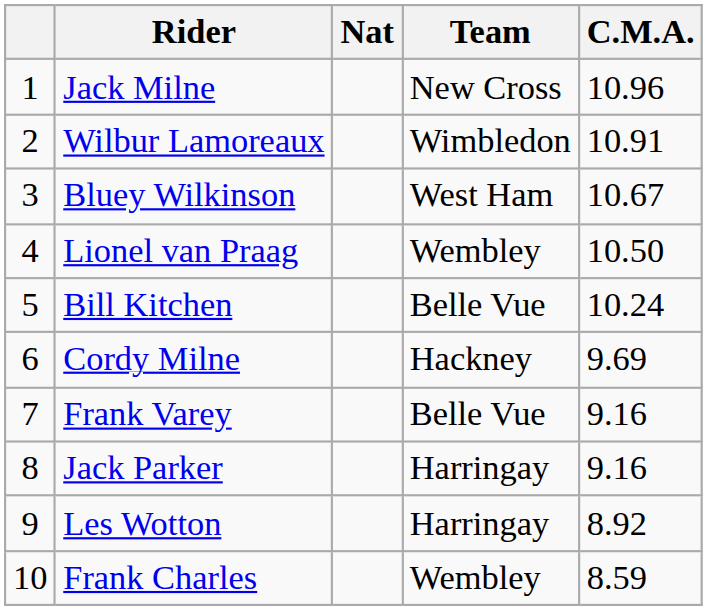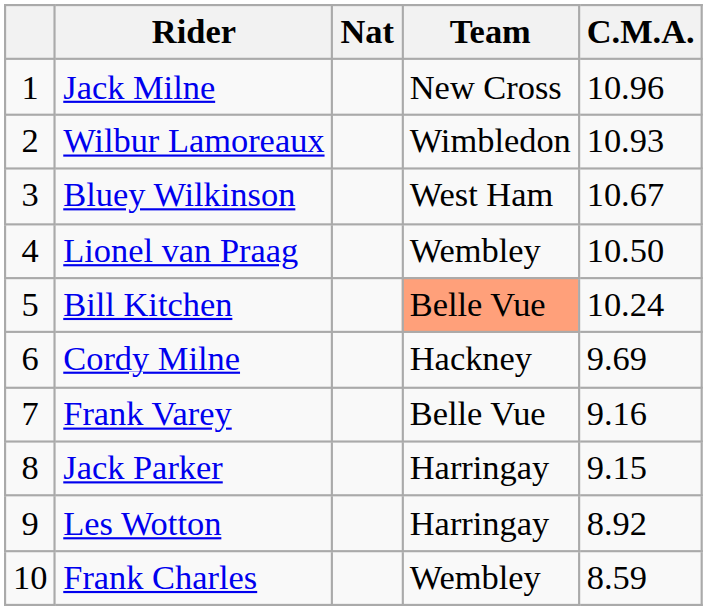(625, 140) 10.91 -> (625, 140) 10.93
(478, 304) no background -> (478, 304) lightsalmon background
(617, 468) 9.16 -> (617, 468) 9.15
